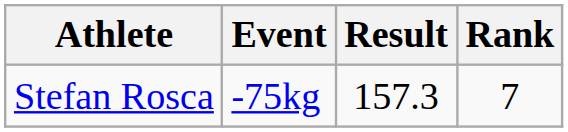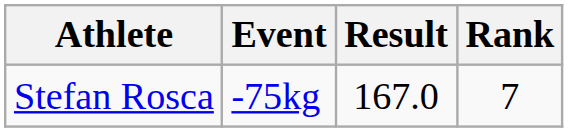(396, 95) 157.3 -> (396, 95) 167.0
